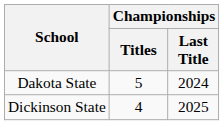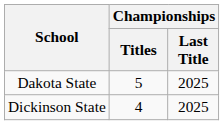(193, 82) 2024 -> (193, 82) 2025
